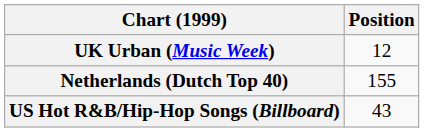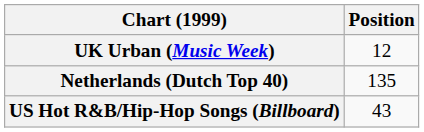(382, 80) 155 -> (382, 80) 135
